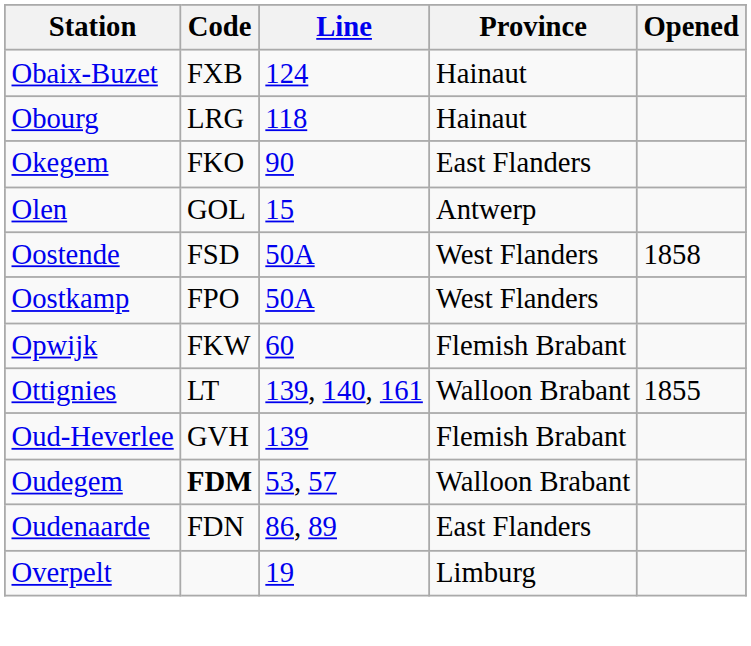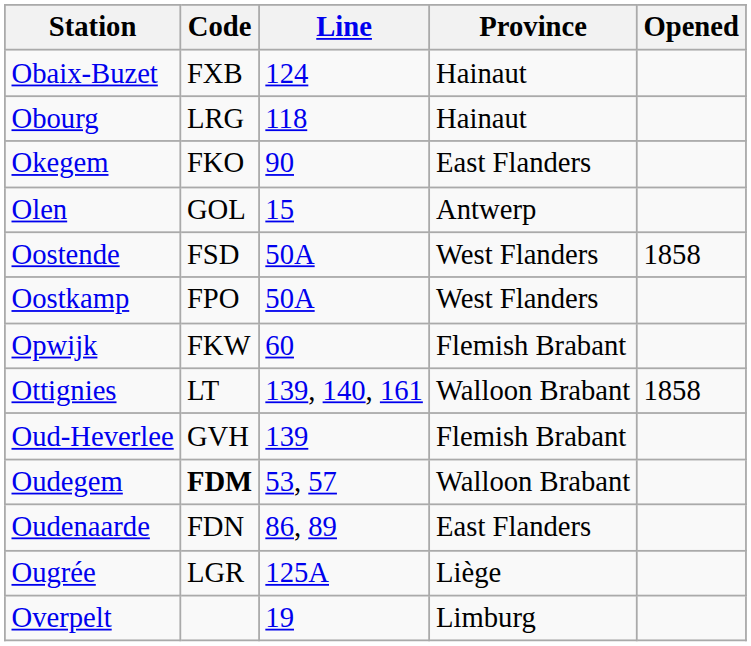(672, 390) 1855 -> (672, 390) 1858
+ row: (54, 572)
